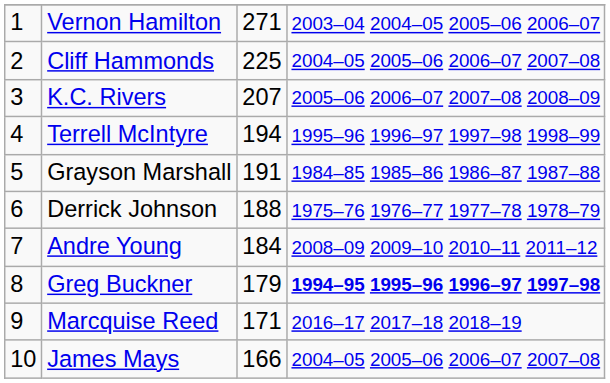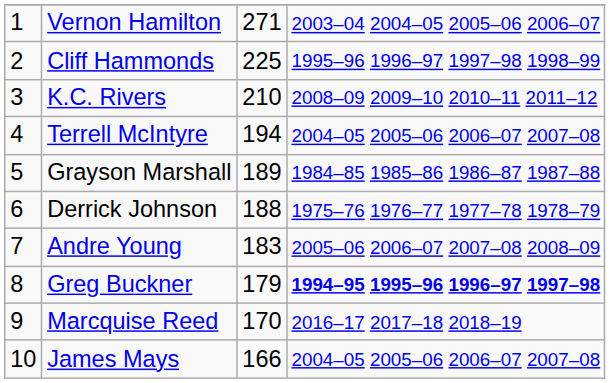(446, 61) 2004–05 2005–06 2006–07 2007–08 -> (446, 61) 1995–96 1996–97 1997–98 1998–99
(262, 97) 207 -> (262, 97) 210
(446, 98) 2005–06 2006–07 2007–08 2008–09 -> (444, 98) 2008–09 2009–10 2010–11 2011–12
(446, 135) 1995–96 1996–97 1997–98 1998–99 -> (446, 135) 2004–05 2005–06 2006–07 2007–08
(262, 172) 191 -> (262, 172) 189
(262, 246) 184 -> (262, 246) 183
(444, 247) 2008–09 2009–10 2010–11 2011–12 -> (446, 247) 2005–06 2006–07 2007–08 2008–09
(262, 321) 171 -> (262, 321) 170
